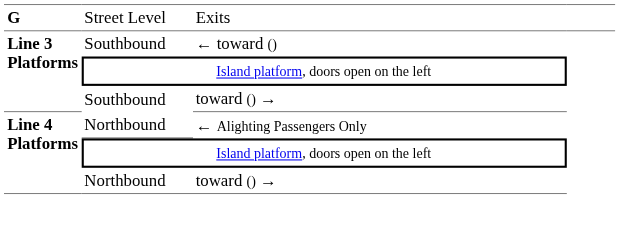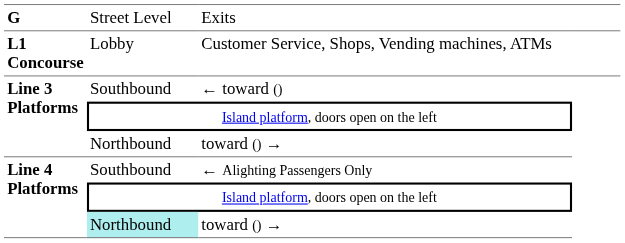+ row: (45, 53)
(125, 98) Southbound -> (131, 143) Northbound
(125, 124) Northbound -> (131, 169) Southbound
(125, 180) no background -> (131, 224) paleturquoise background
